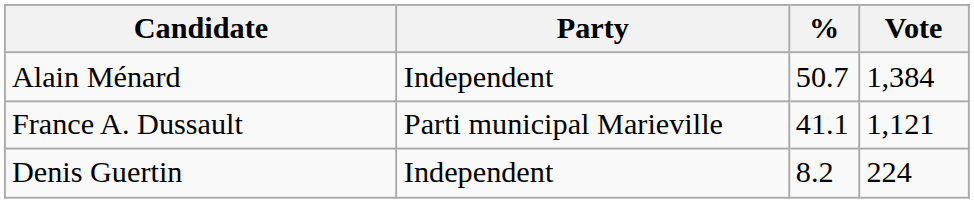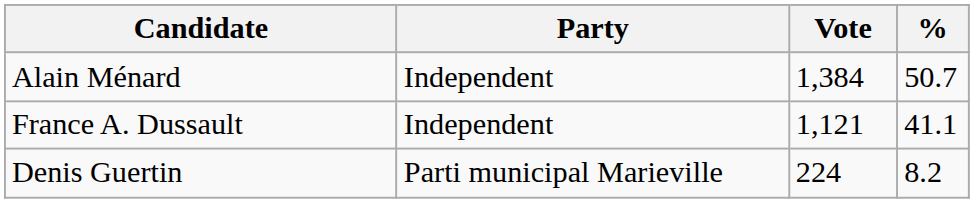columns swapped: (914, 28) <-> (824, 28)
(563, 124) Parti municipal Marieville -> (479, 124) Independent
(479, 172) Independent -> (563, 172) Parti municipal Marieville
